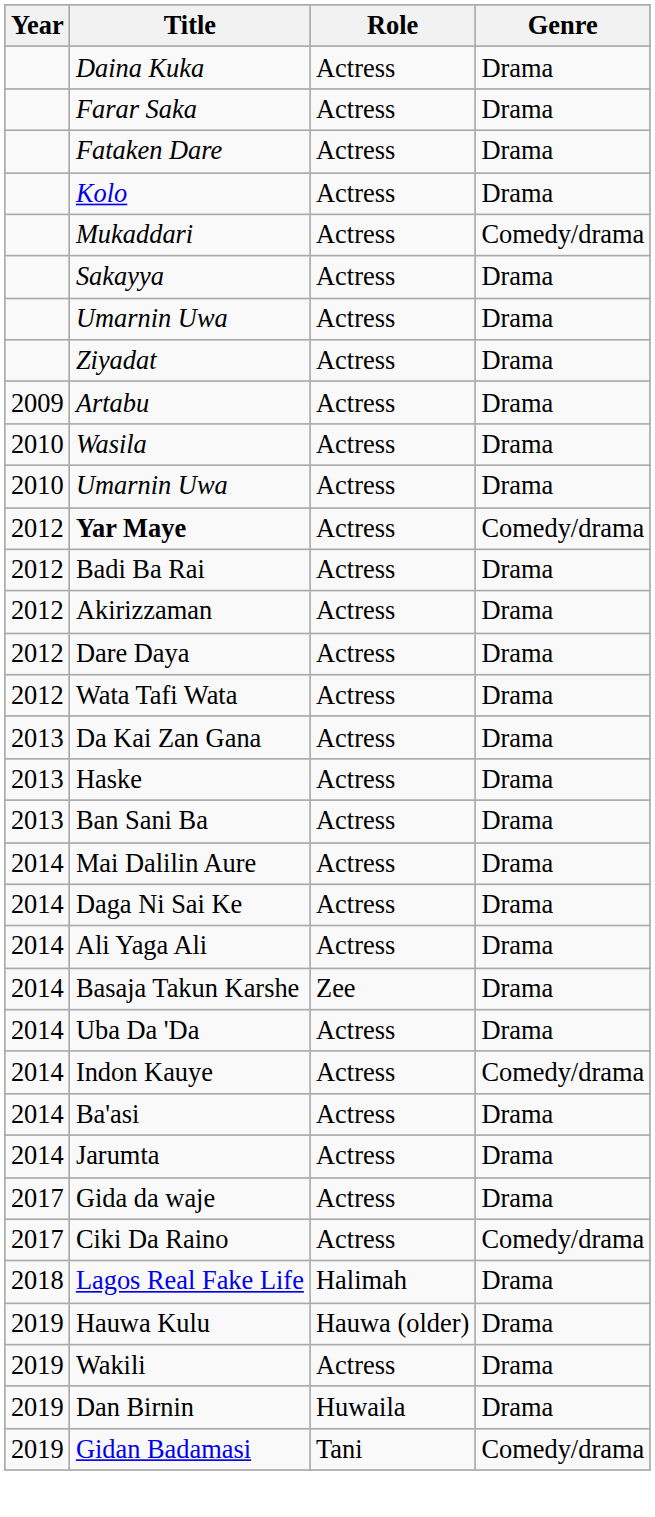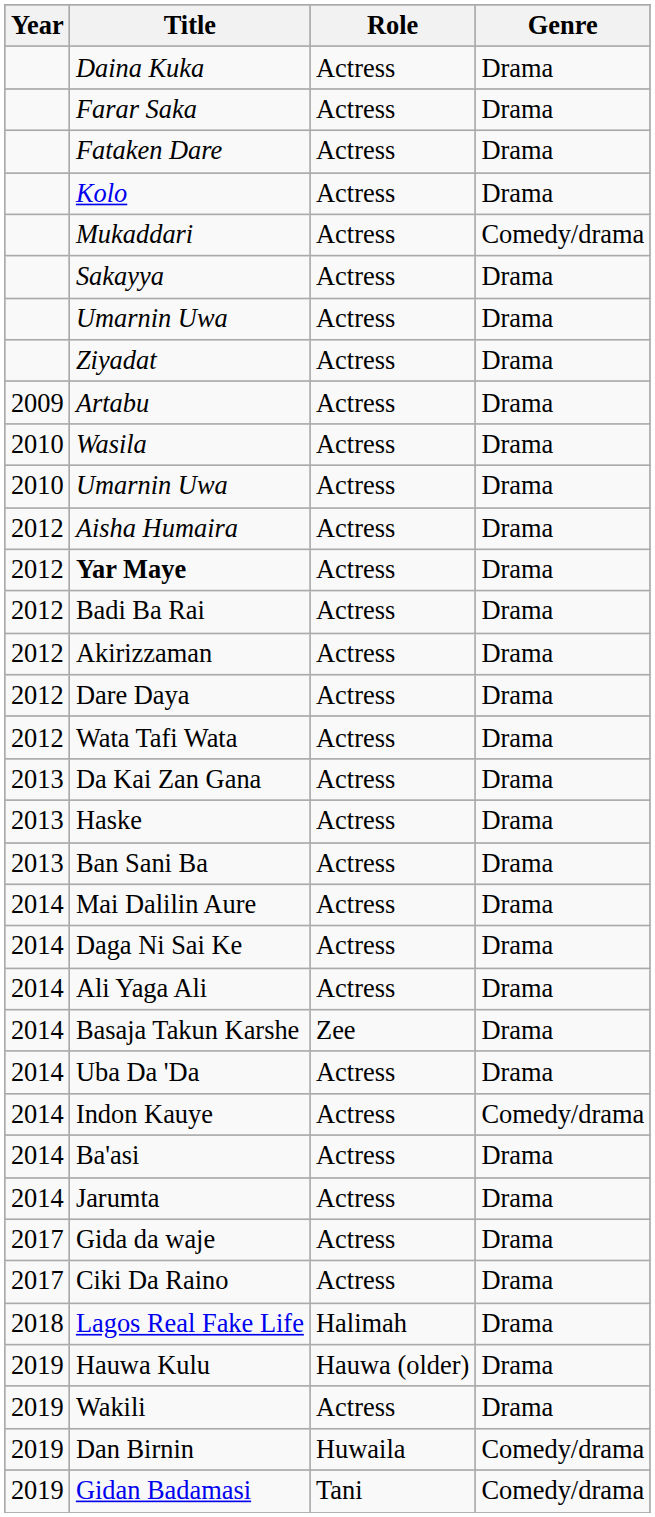+ row: (37, 527)
(563, 527) Comedy/drama -> (517, 569) Drama
(563, 1239) Comedy/drama -> (517, 1281) Drama
(517, 1407) Drama -> (563, 1448) Comedy/drama
